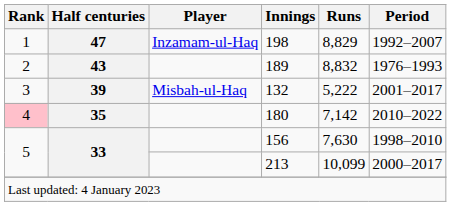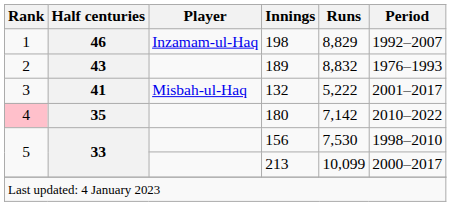(98, 41) 47 -> (98, 41) 46
(98, 90) 39 -> (98, 90) 41
(340, 139) 7,630 -> (340, 139) 7,530
